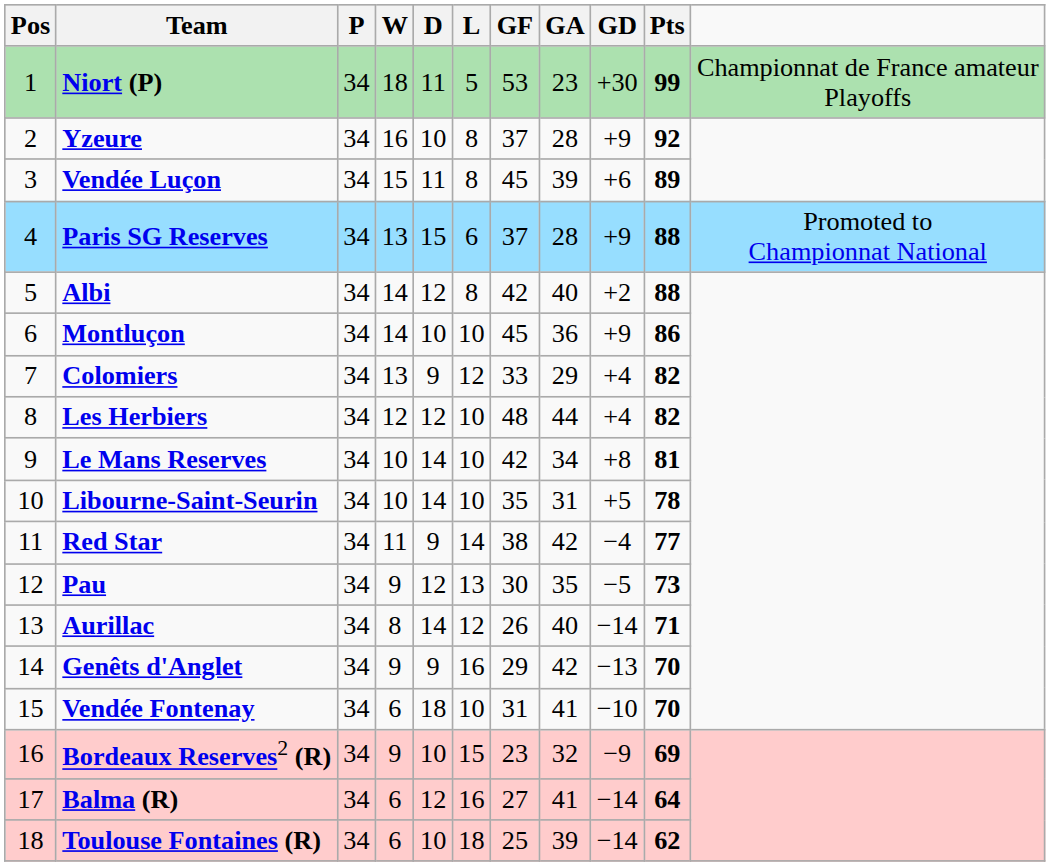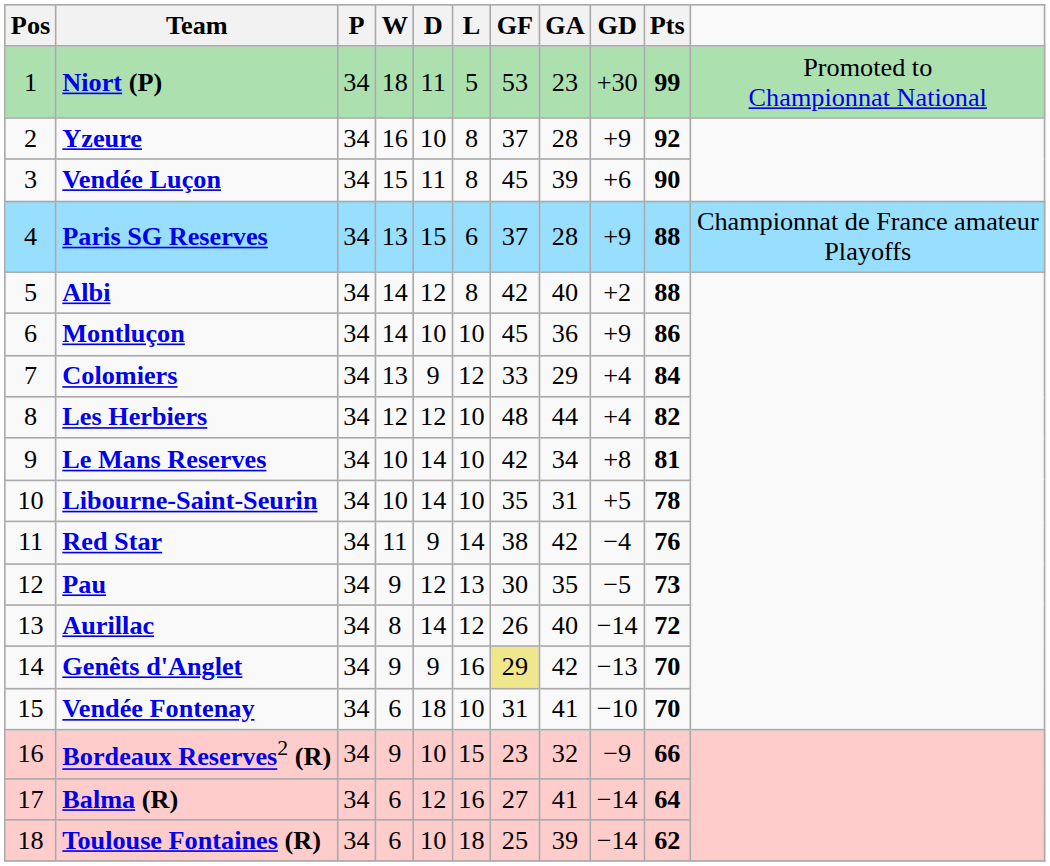(868, 81) Championnat de France amateur Playoffs -> (868, 81) Promoted to Championnat National
(667, 179) 89 -> (667, 179) 90
(868, 236) Promoted to Championnat National -> (868, 236) Championnat de France amateur Playoffs
(667, 375) 82 -> (667, 375) 84
(667, 542) 77 -> (667, 542) 76
(667, 625) 71 -> (667, 625) 72
(515, 666) no background -> (515, 666) khaki background
(667, 753) 69 -> (667, 753) 66
